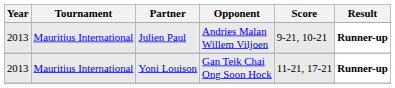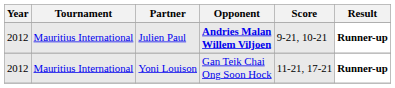(18, 37) 2013 -> (18, 37) 2012
(235, 37) normal -> (237, 37) bold
(18, 68) 2013 -> (18, 68) 2012
